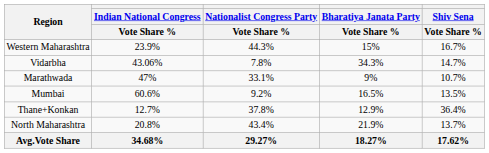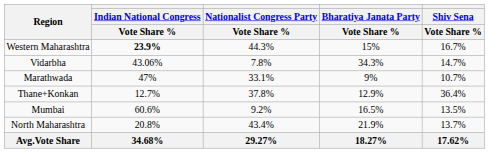(147, 47) normal -> (147, 47) bold
rows swapped: (48, 109) <-> (48, 94)
